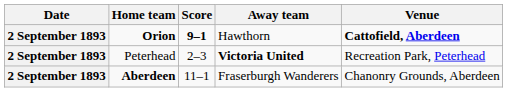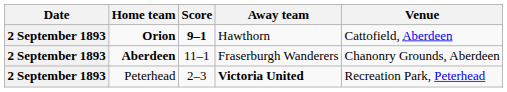(402, 35) bold -> (399, 35) normal
rows swapped: (148, 76) <-> (150, 55)
